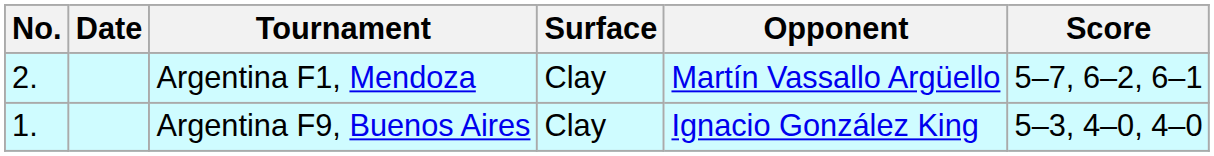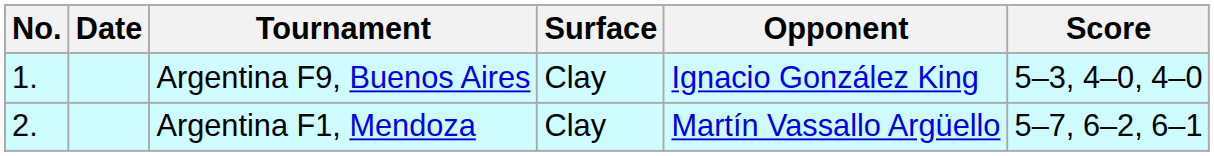rows swapped: (343, 126) <-> (316, 77)
